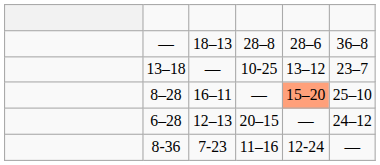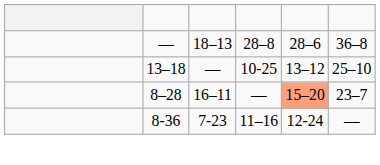(352, 69) 23–7 -> (352, 69) 25–10
(352, 95) 25–10 -> (352, 95) 23–7
- row: (166, 121)
